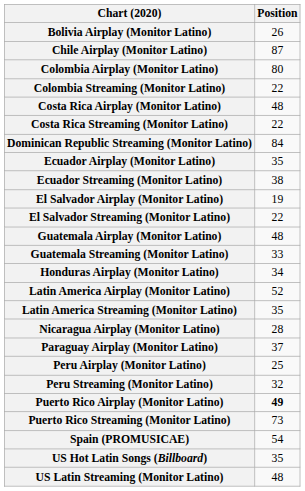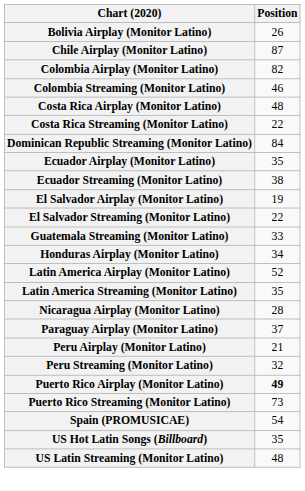(277, 69) 80 -> (277, 69) 82
(277, 87) 22 -> (277, 87) 46
- row: (129, 236)
(277, 365) 25 -> (277, 347) 21
